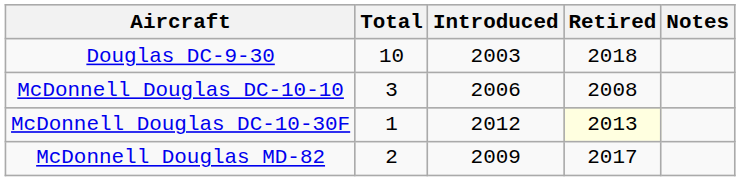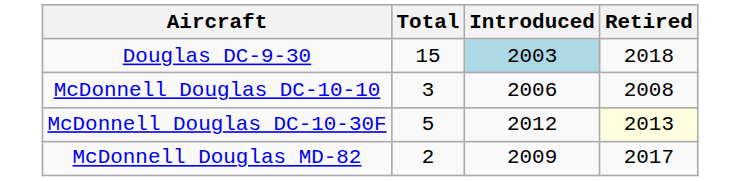- column: (698, 22)
(392, 56) 10 -> (428, 56) 15
(496, 56) no background -> (532, 56) lightblue background
(392, 124) 1 -> (428, 124) 5
